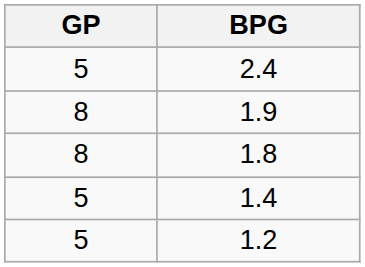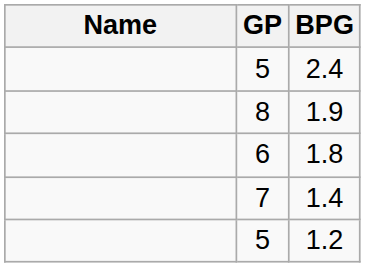+ column: (120, 25)
(81, 154) 8 -> (262, 154) 6
(81, 197) 5 -> (262, 197) 7
